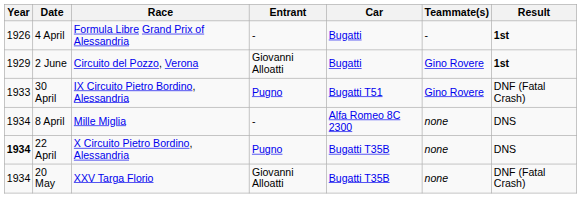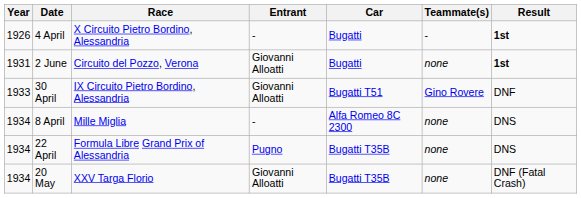(139, 35) Formula Libre Grand Prix of Alessandria -> (133, 35) X Circuito Pietro Bordino, Alessandria
(19, 64) 1929 -> (19, 64) 1931
(454, 64) Gino Rovere -> (436, 64) none
(267, 92) Pugno -> (273, 92) Giovanni Alloatti
(520, 92) DNF (Fatal Crash) -> (505, 92) DNF
(19, 150) bold -> (19, 150) normal
(133, 150) X Circuito Pietro Bordino, Alessandria -> (139, 150) Formula Libre Grand Prix of Alessandria
